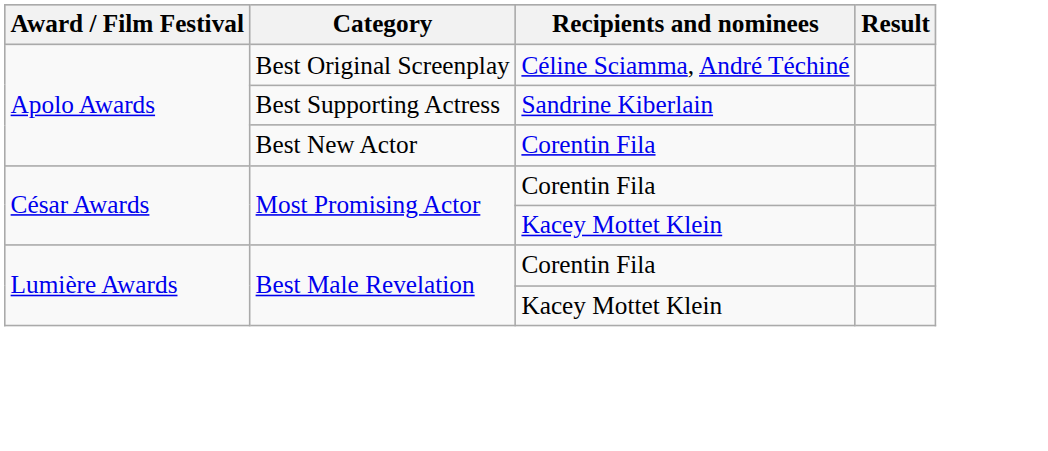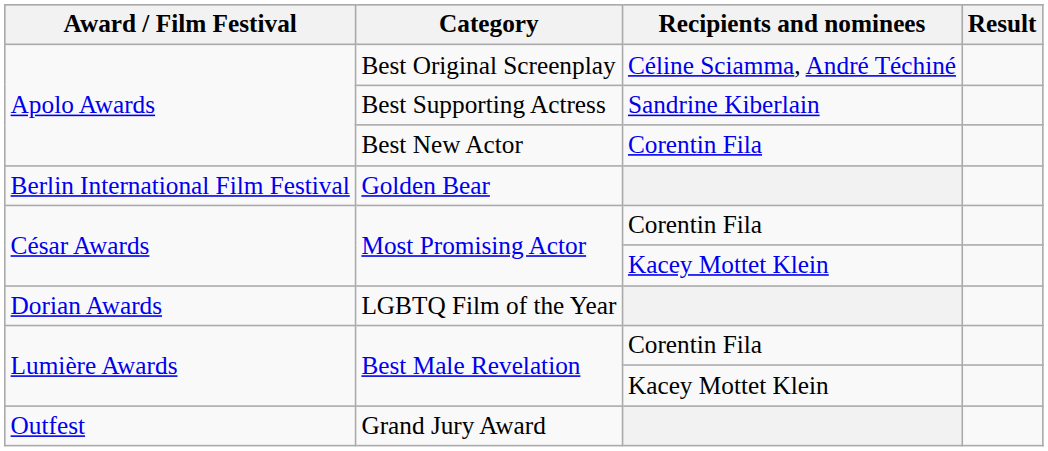+ row: (426, 184)
+ row: (489, 305)
+ row: (454, 425)
